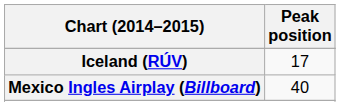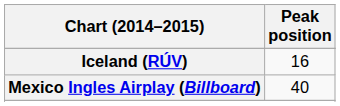(300, 61) 17 -> (300, 61) 16
